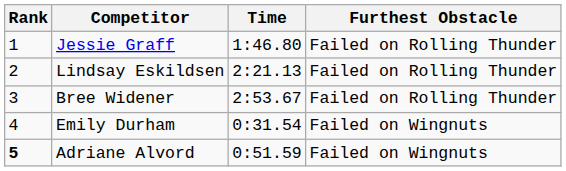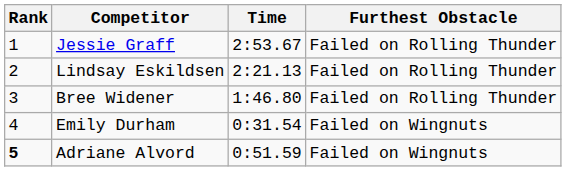(267, 45) 1:46.80 -> (267, 45) 2:53.67
(267, 99) 2:53.67 -> (267, 99) 1:46.80
